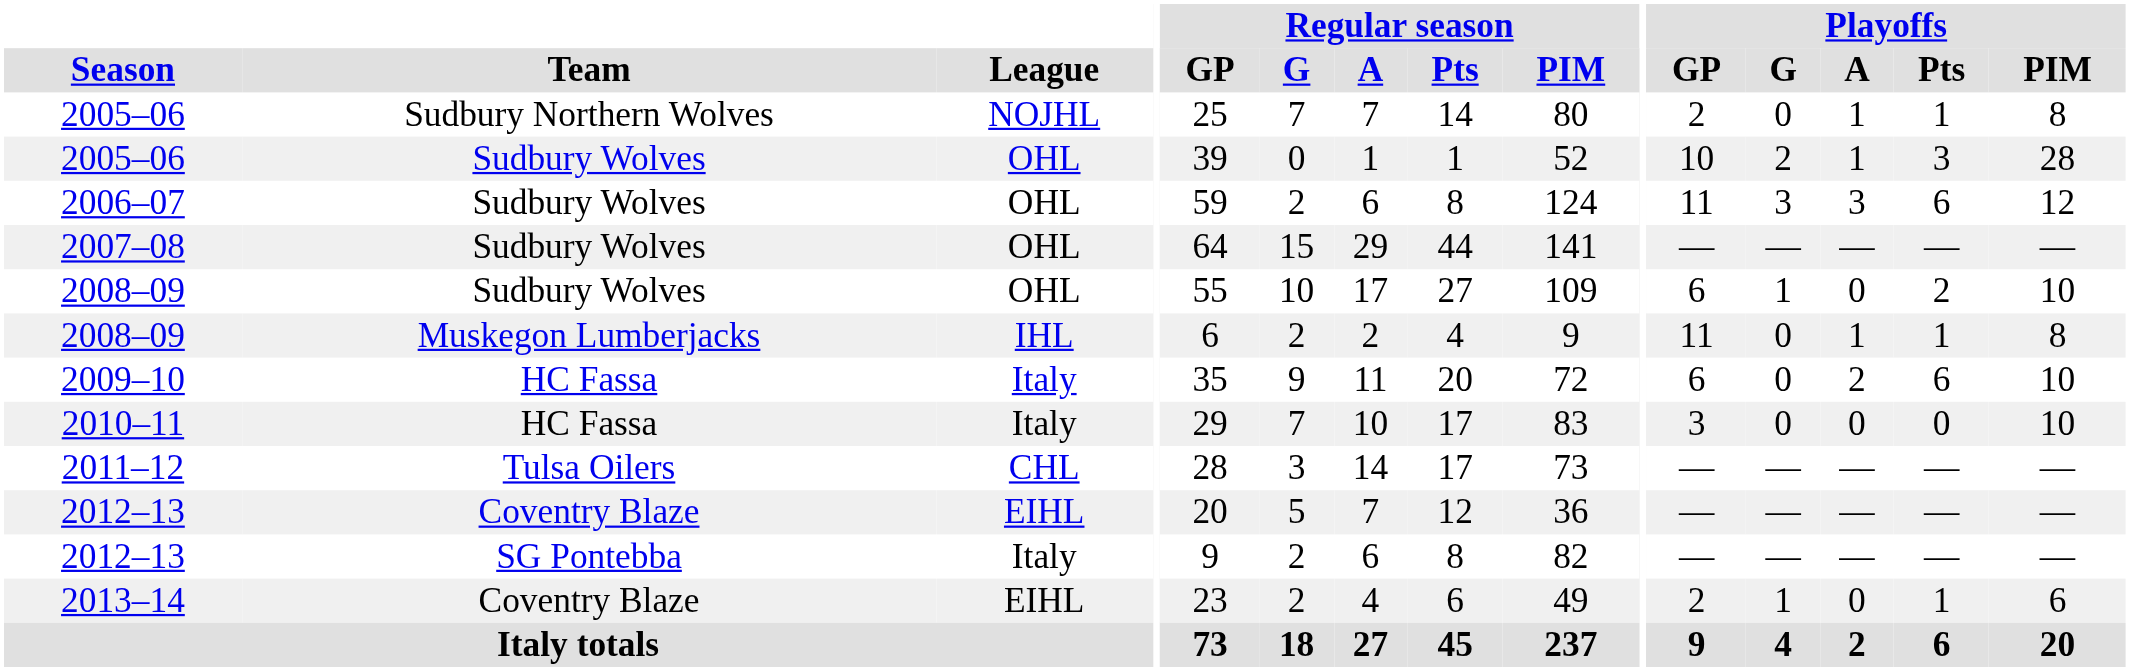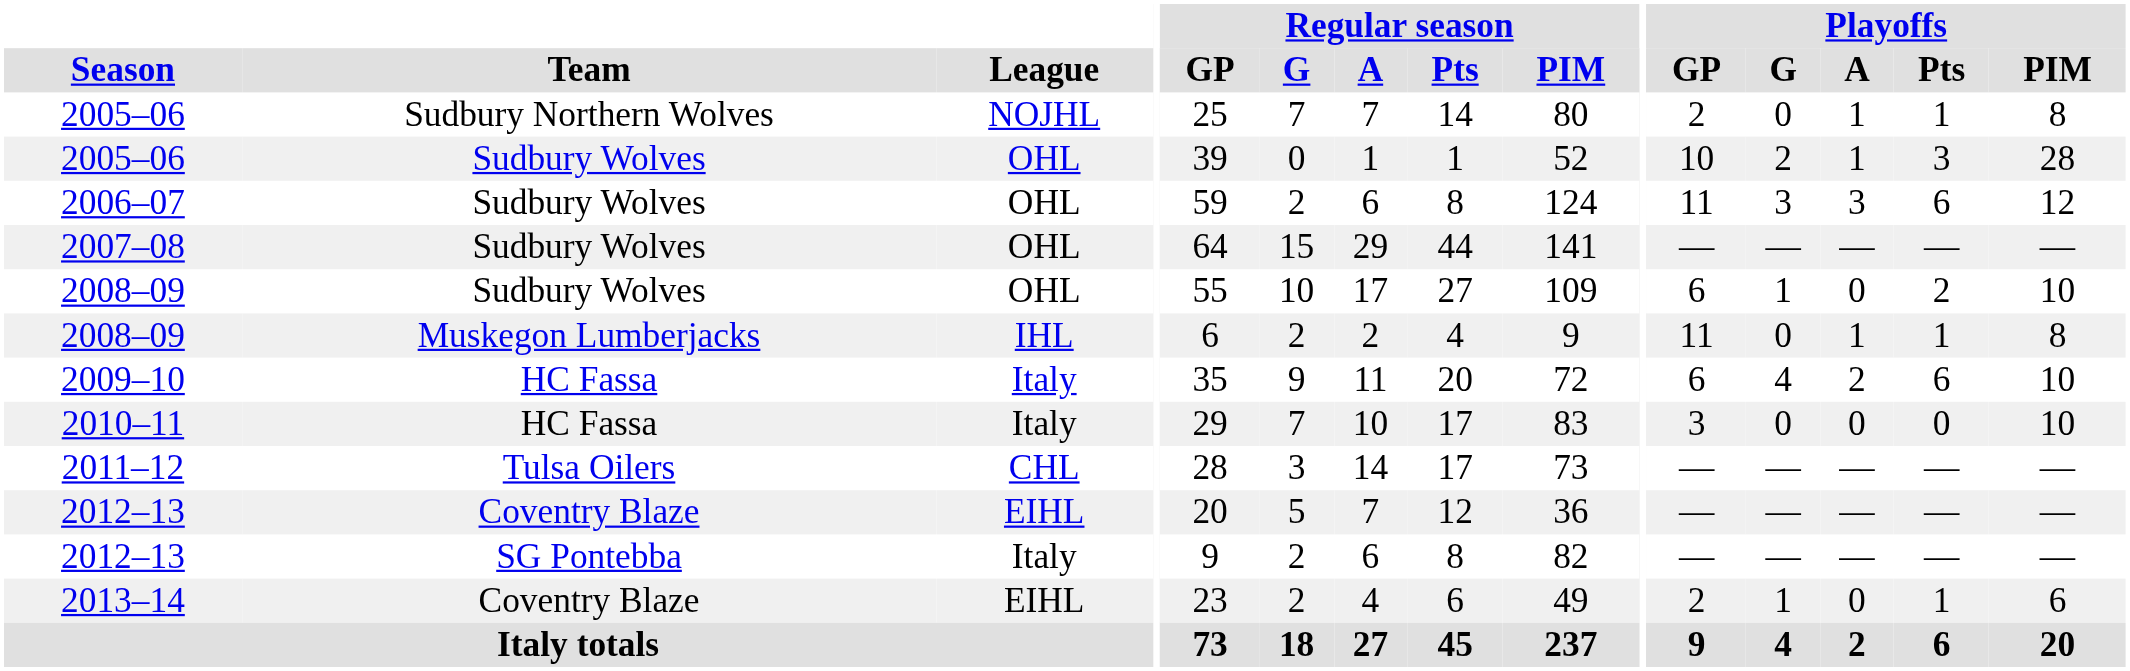(1783, 379) 0 -> (1783, 379) 4
